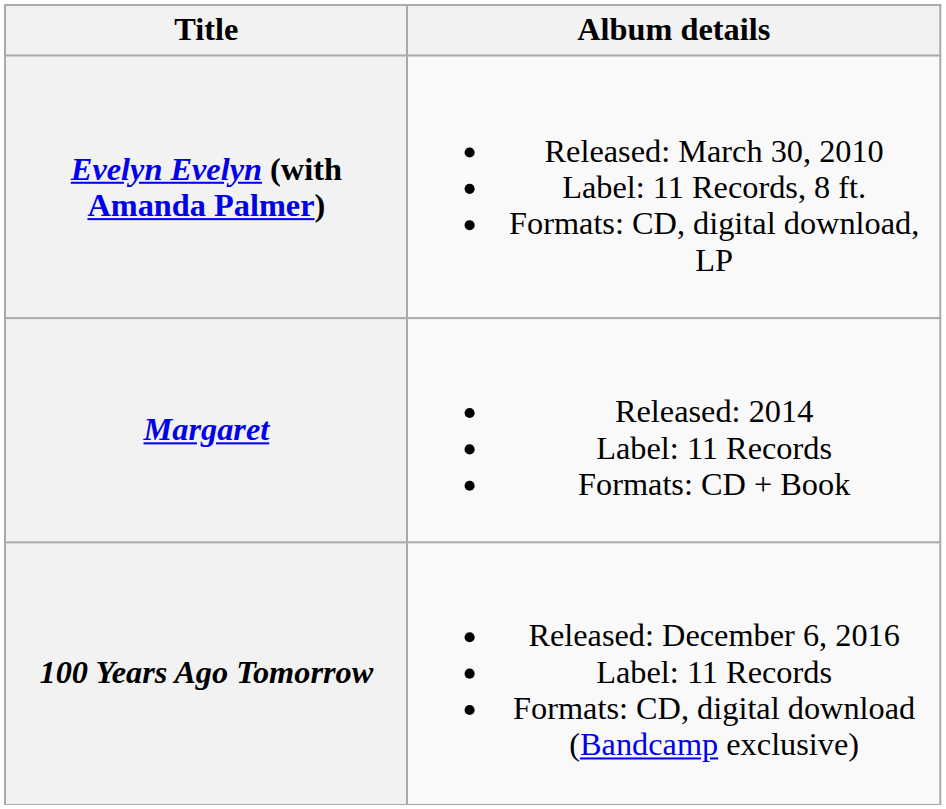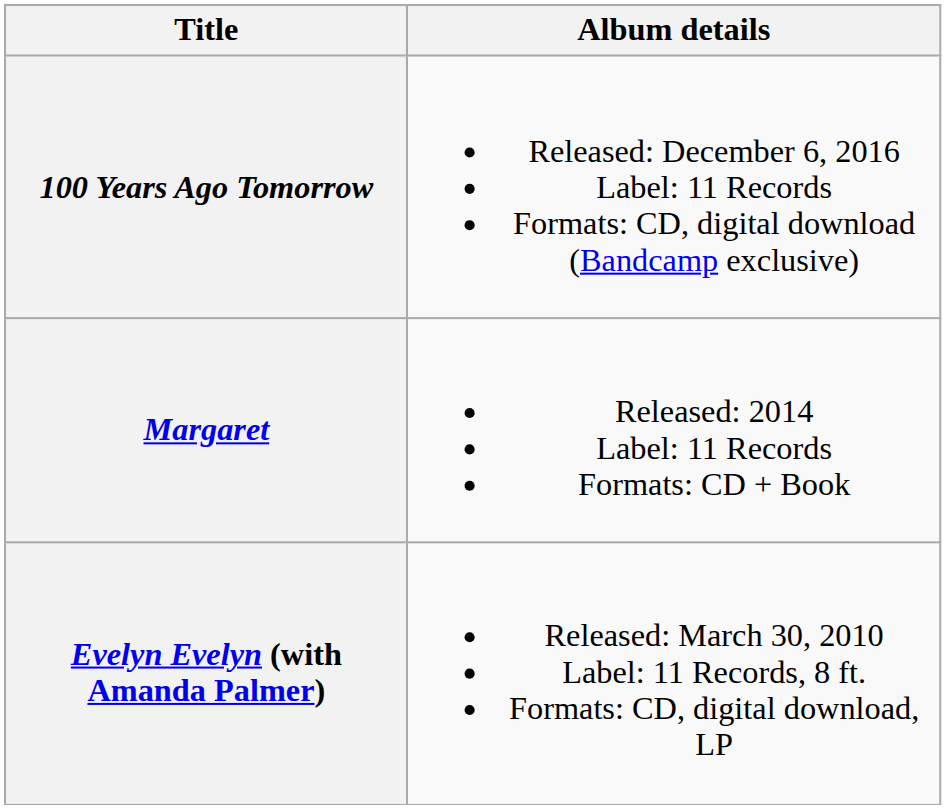rows swapped: (206, 186) <-> (206, 672)
